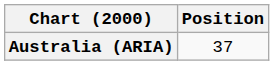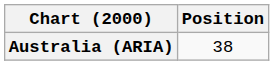(223, 47) 37 -> (223, 47) 38
